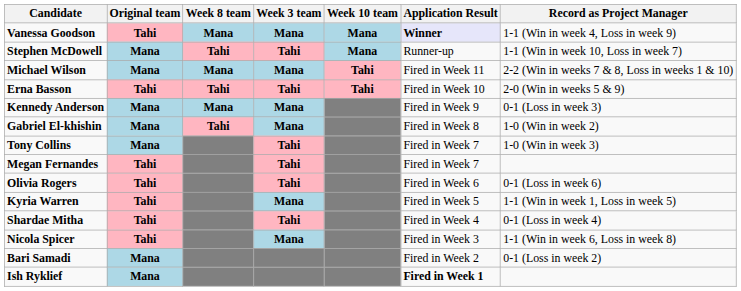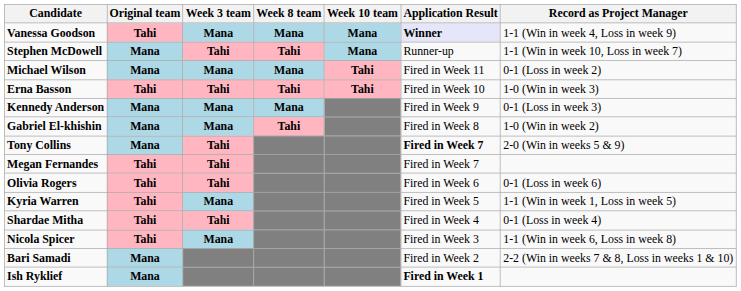columns swapped: (289, 13) <-> (218, 13)
(618, 70) 2-2 (Win in weeks 7 & 8, Loss in weeks 1 & 10) -> (552, 70) 0-1 (Loss in week 2)
(564, 88) 2-0 (Win in weeks 5 & 9) -> (551, 88) 1-0 (Win in week 3)
(441, 145) normal -> (443, 145) bold
(551, 145) 1-0 (Win in week 3) -> (564, 145) 2-0 (Win in weeks 5 & 9)
(552, 257) 0-1 (Loss in week 2) -> (618, 257) 2-2 (Win in weeks 7 & 8, Loss in weeks 1 & 10)
